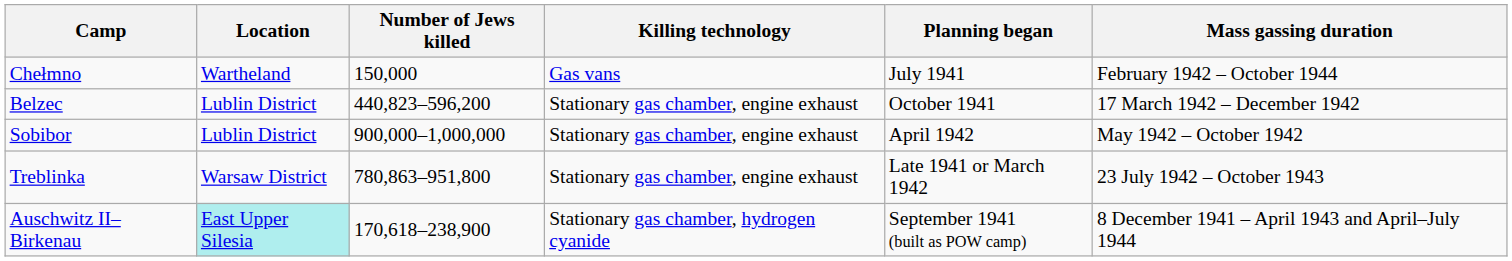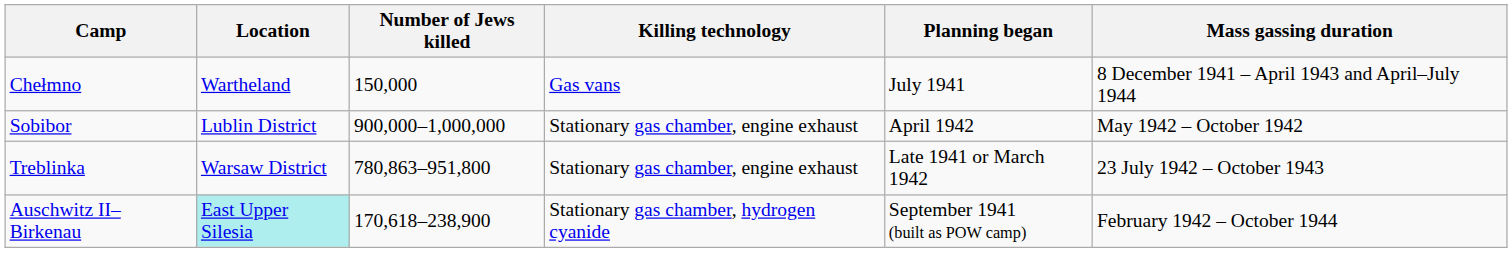(1217, 72) February 1942 – October 1944 -> (1278, 83) 8 December 1941 – April 1943 and April–July 1944
- row: (36, 103)
(1278, 229) 8 December 1941 – April 1943 and April–July 1944 -> (1217, 220) February 1942 – October 1944
